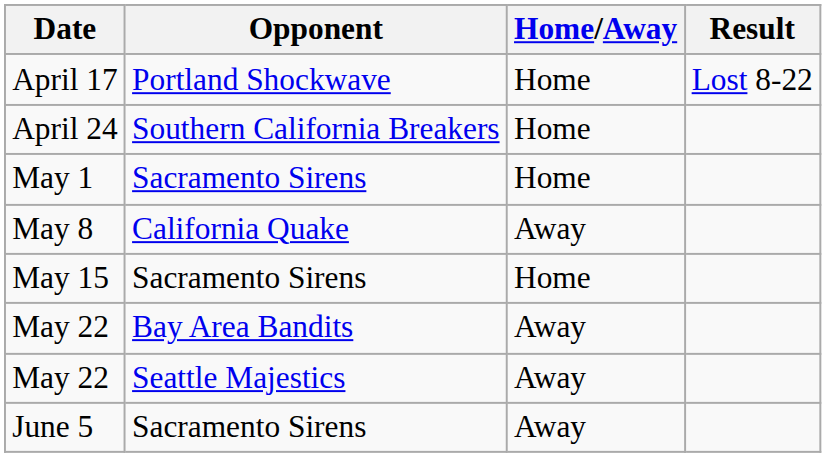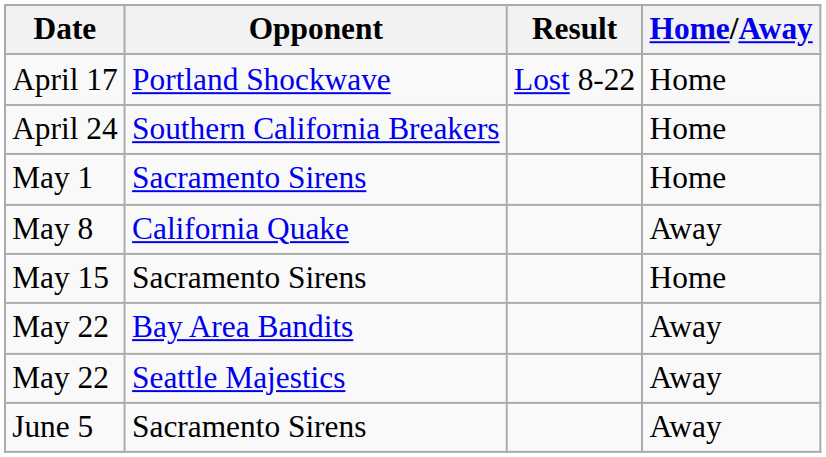columns swapped: (596, 29) <-> (752, 29)
